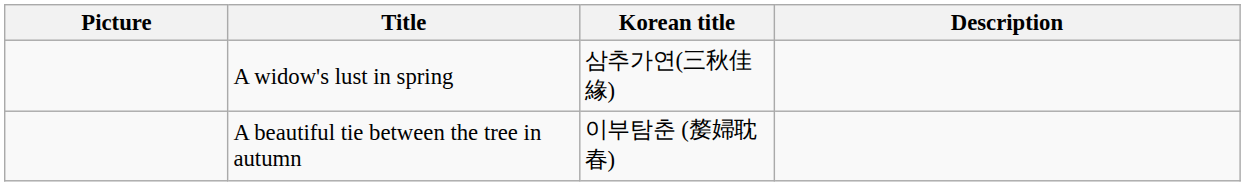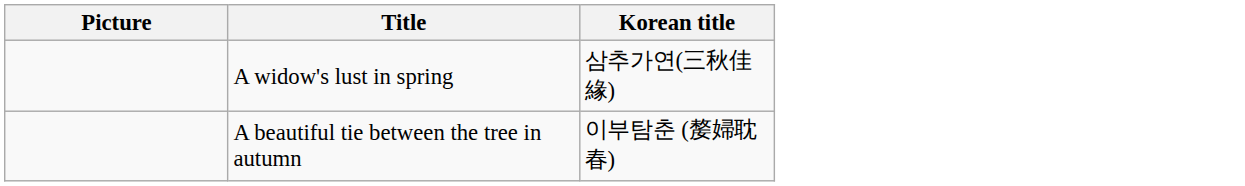- column: (1007, 22)
